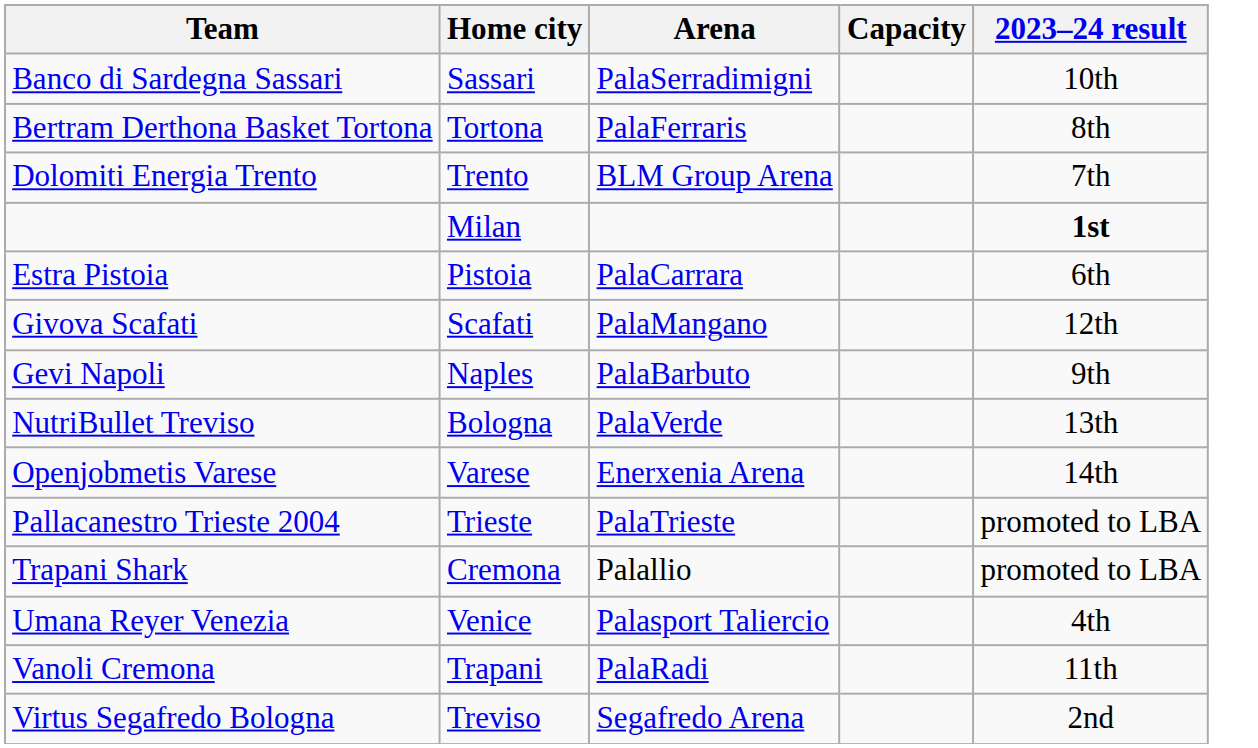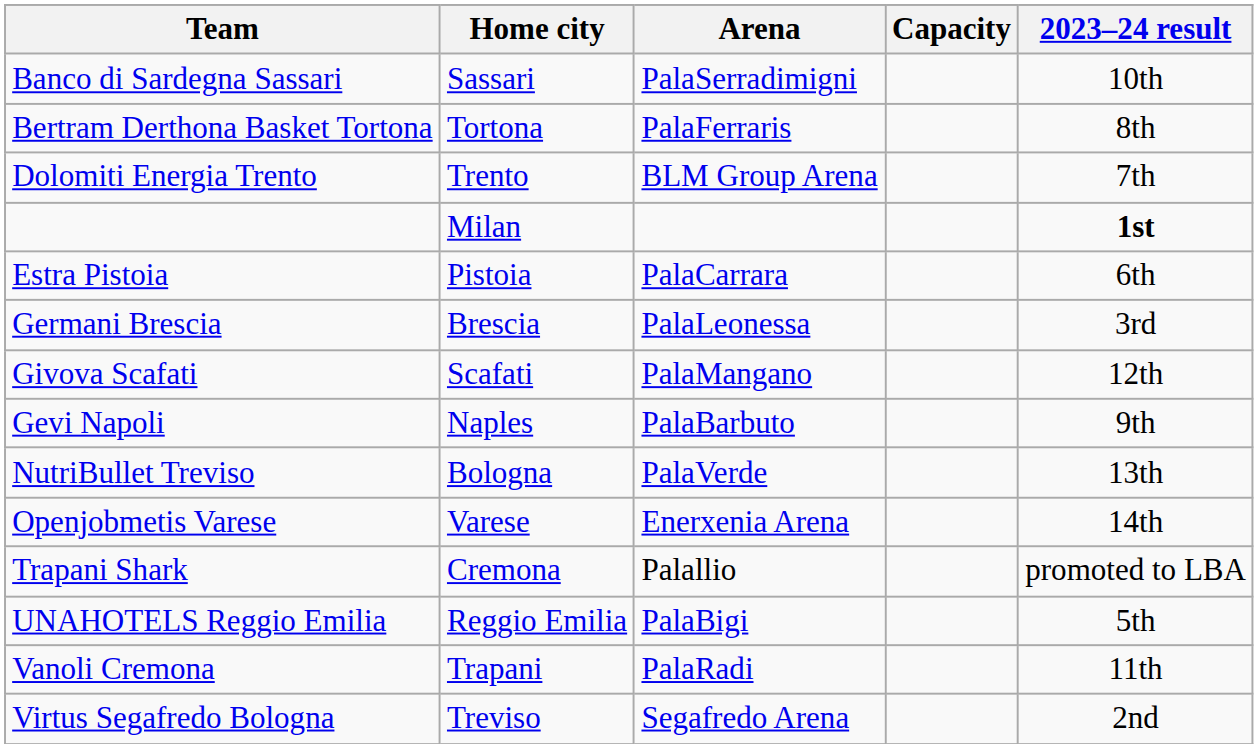+ row: (117, 324)
- row: (176, 521)
- row: (151, 619)
+ row: (199, 619)
